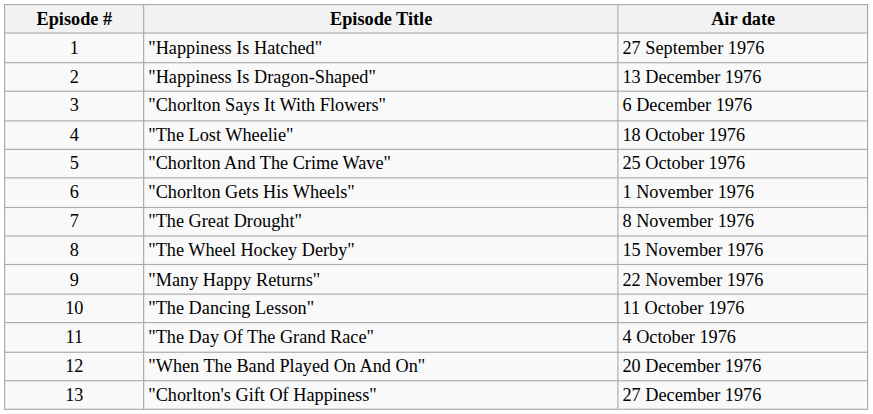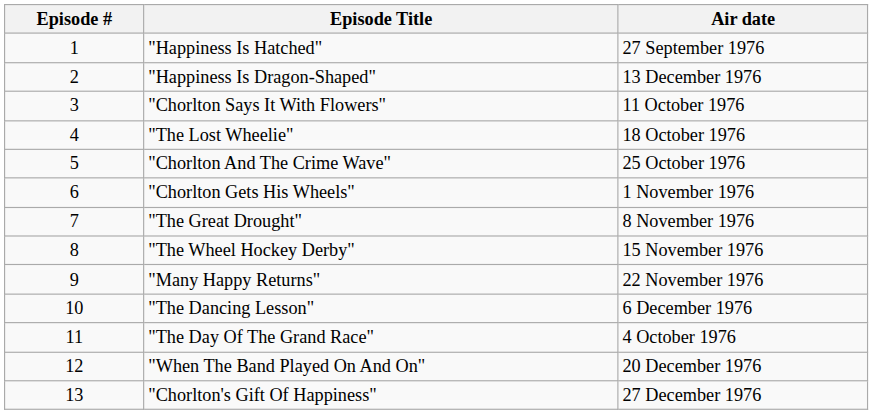(687, 105) 6 December 1976 -> (683, 105) 11 October 1976
(683, 308) 11 October 1976 -> (687, 308) 6 December 1976
